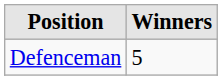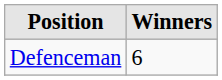(137, 57) 5 -> (137, 57) 6
